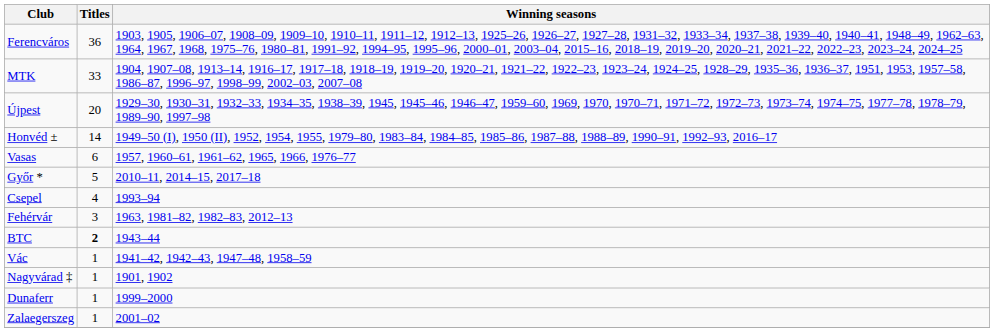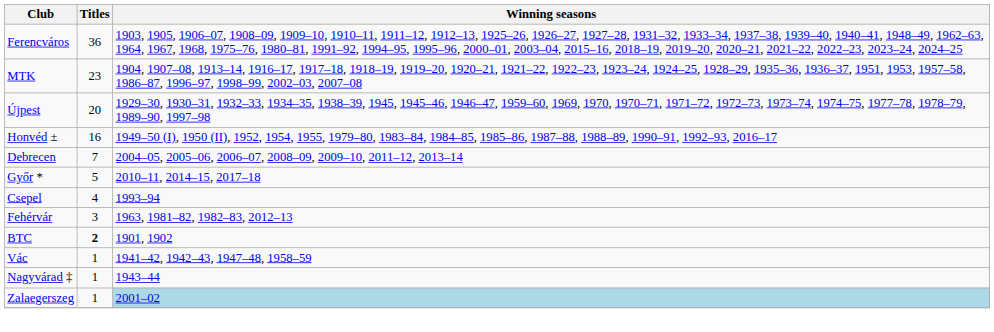(95, 75) 33 -> (95, 75) 23
(95, 137) 14 -> (95, 137) 16
+ row: (32, 157)
- row: (22, 157)
(138, 237) 1943–44 -> (144, 237) 1901, 1902
(144, 277) 1901, 1902 -> (138, 277) 1943–44
- row: (30, 297)
(138, 317) no background -> (138, 297) lightblue background
